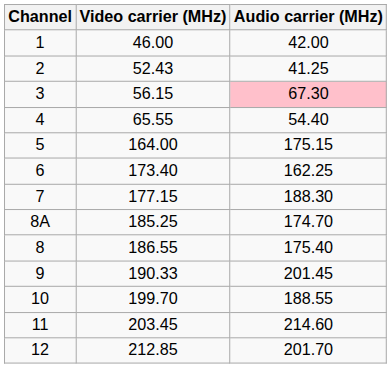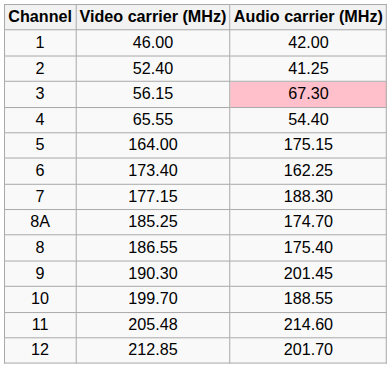(153, 68) 52.43 -> (153, 68) 52.40
(153, 273) 190.33 -> (153, 273) 190.30
(153, 324) 203.45 -> (153, 324) 205.48
